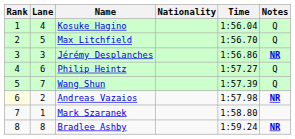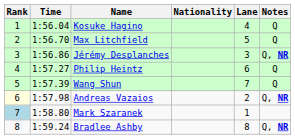columns swapped: (43, 12) <-> (239, 12)
(275, 55) NR -> (275, 55) Q, NR
(275, 98) NR -> (275, 98) Q, NR
(17, 112) no background -> (17, 112) lightblue background
(275, 127) NR -> (275, 127) Q, NR
